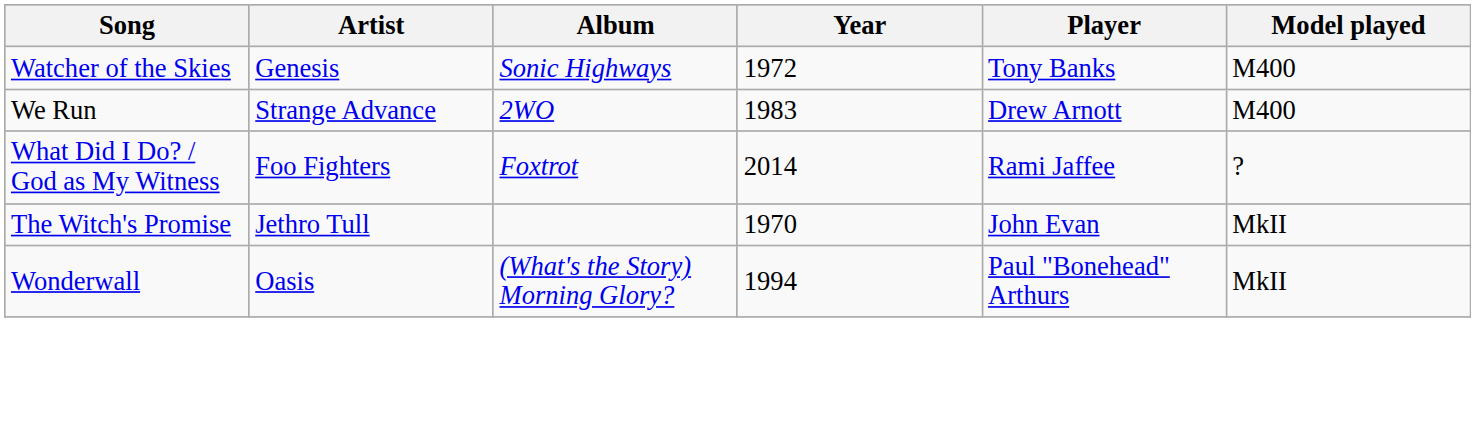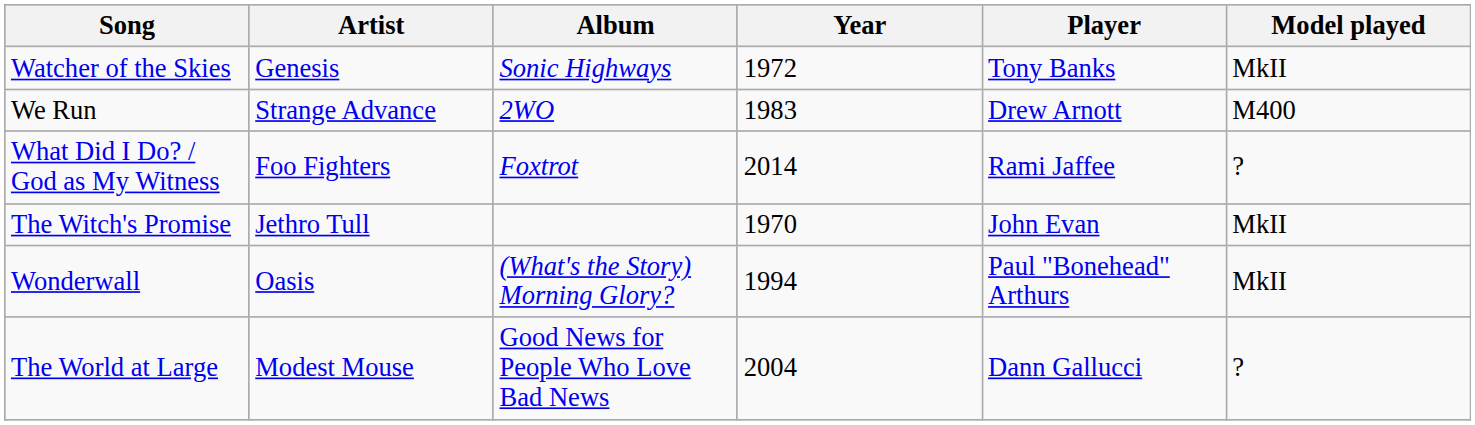(1264, 67) M400 -> (1260, 67) MkII
+ row: (114, 367)
